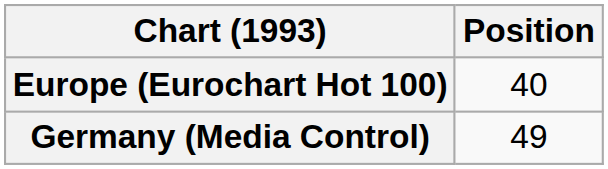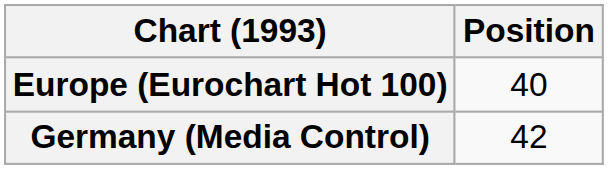(529, 137) 49 -> (529, 137) 42
